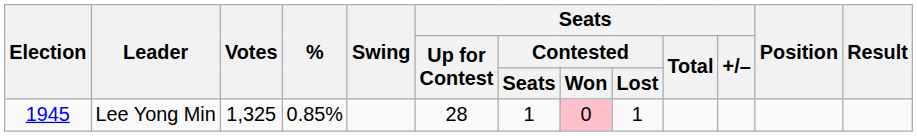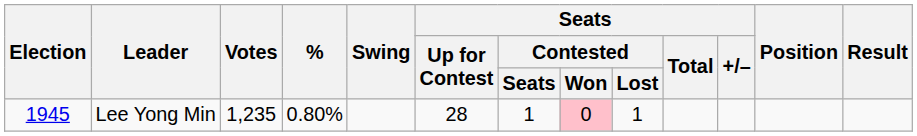(251, 114) 1,325 -> (251, 114) 1,235
(315, 114) 0.85% -> (315, 114) 0.80%
